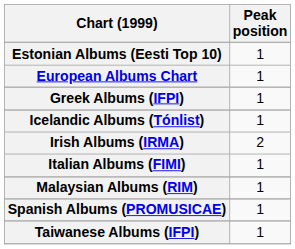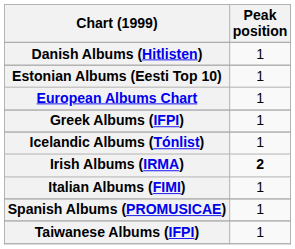+ row: (117, 53)
(260, 143) normal -> (260, 165) bold
- row: (117, 187)
